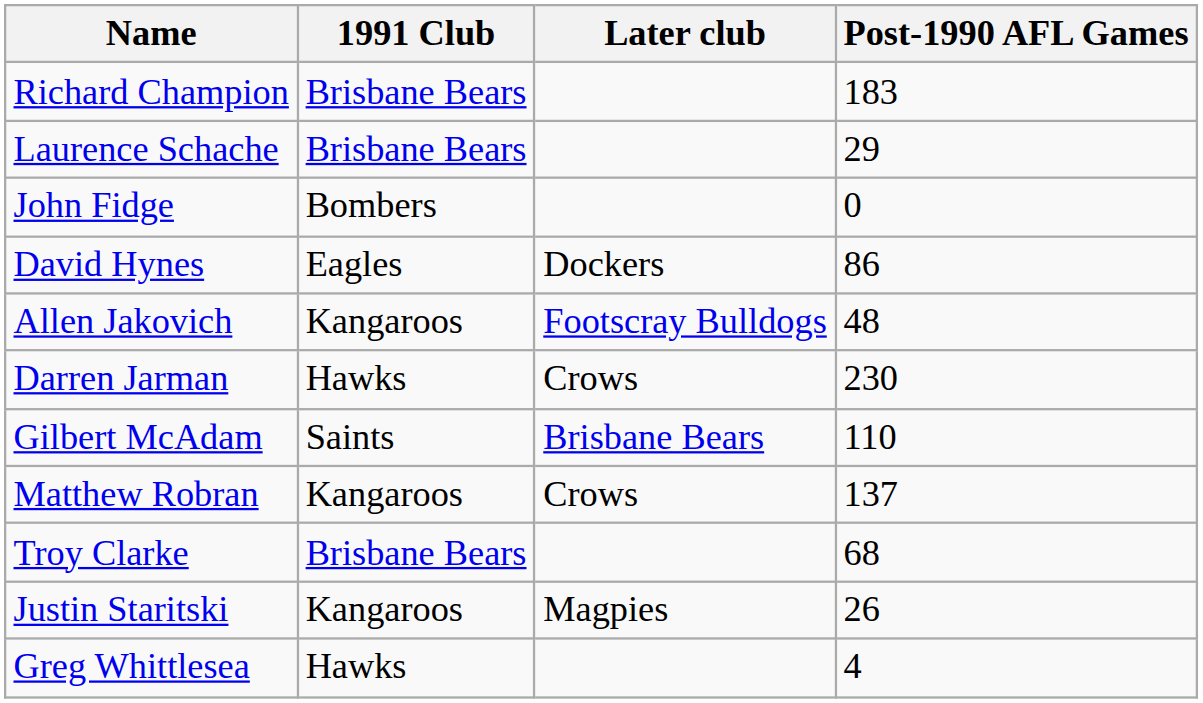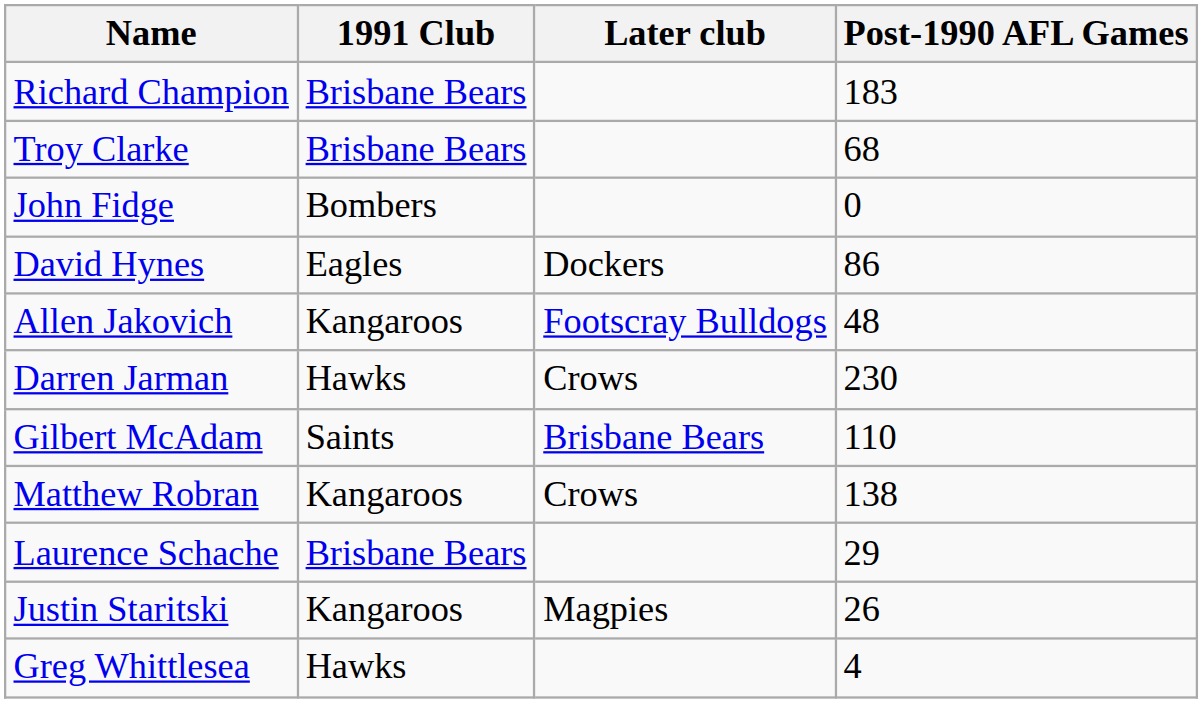rows swapped: (101, 551) <-> (146, 148)
(871, 494) 137 -> (871, 494) 138
